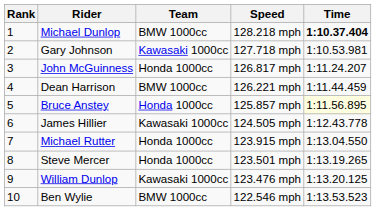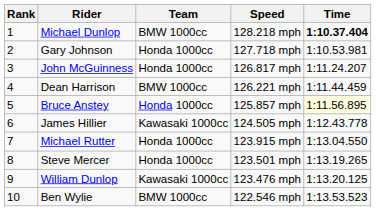(183, 50) Kawasaki 1000cc -> (176, 50) Honda 1000cc
